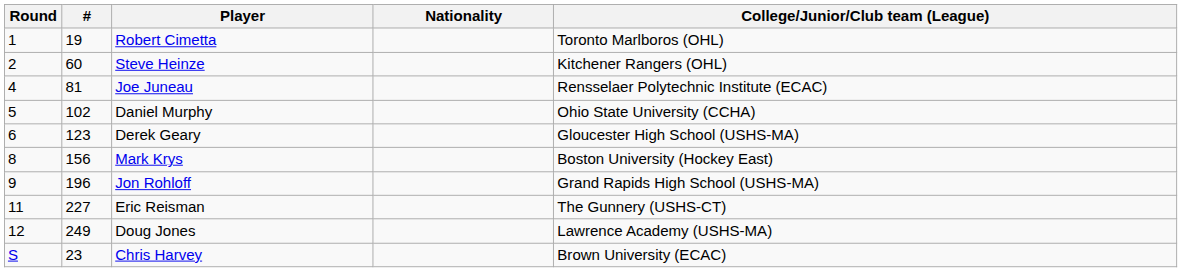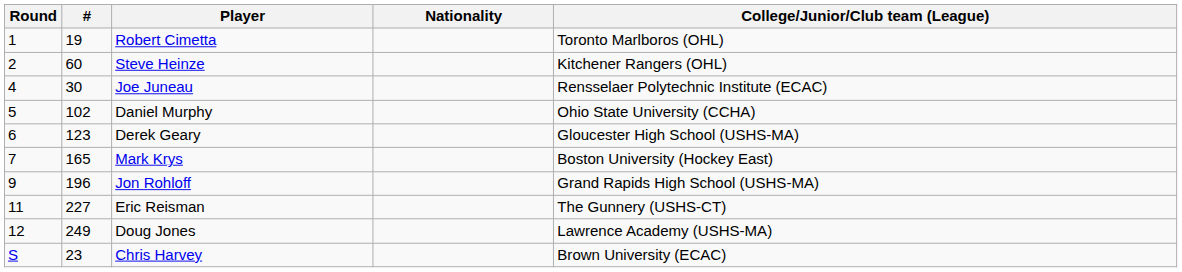(74, 87) 81 -> (74, 87) 30
(12, 159) 8 -> (12, 159) 7
(78, 159) 156 -> (78, 159) 165
